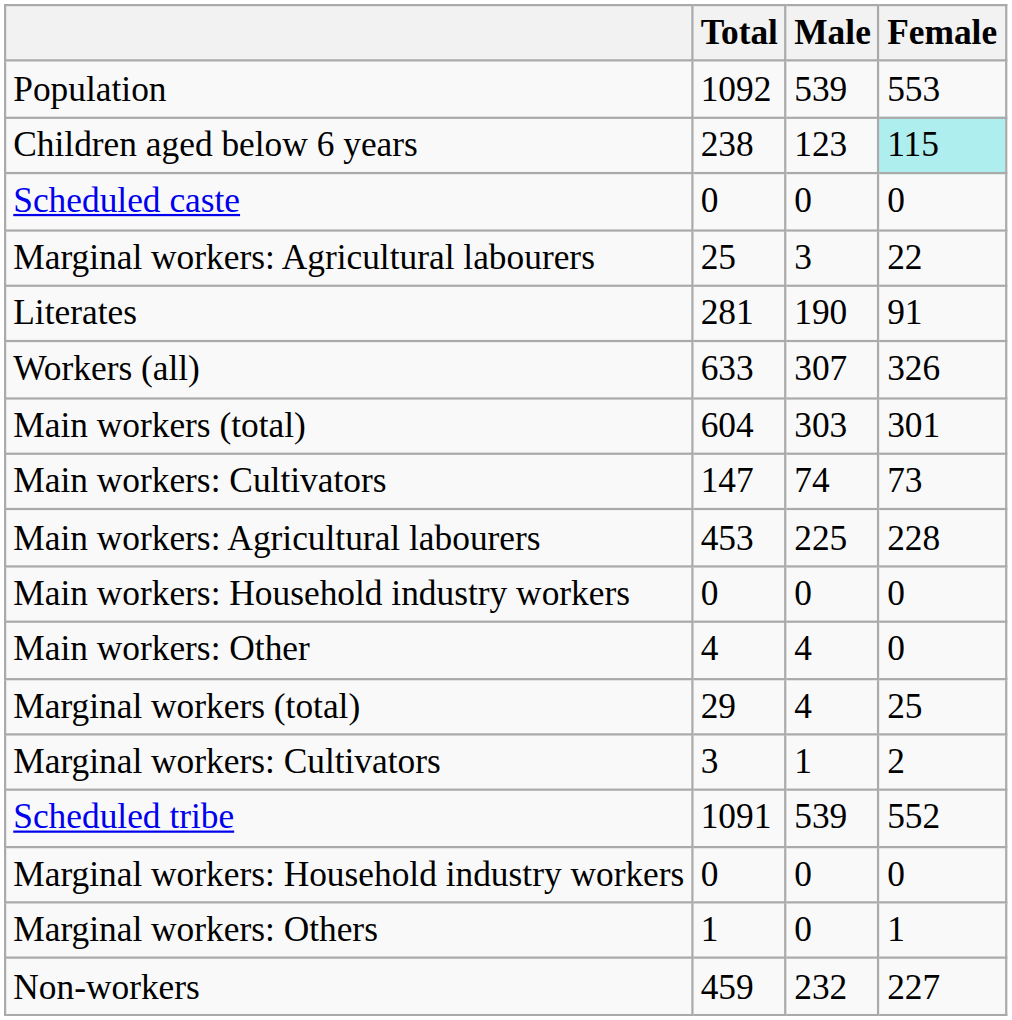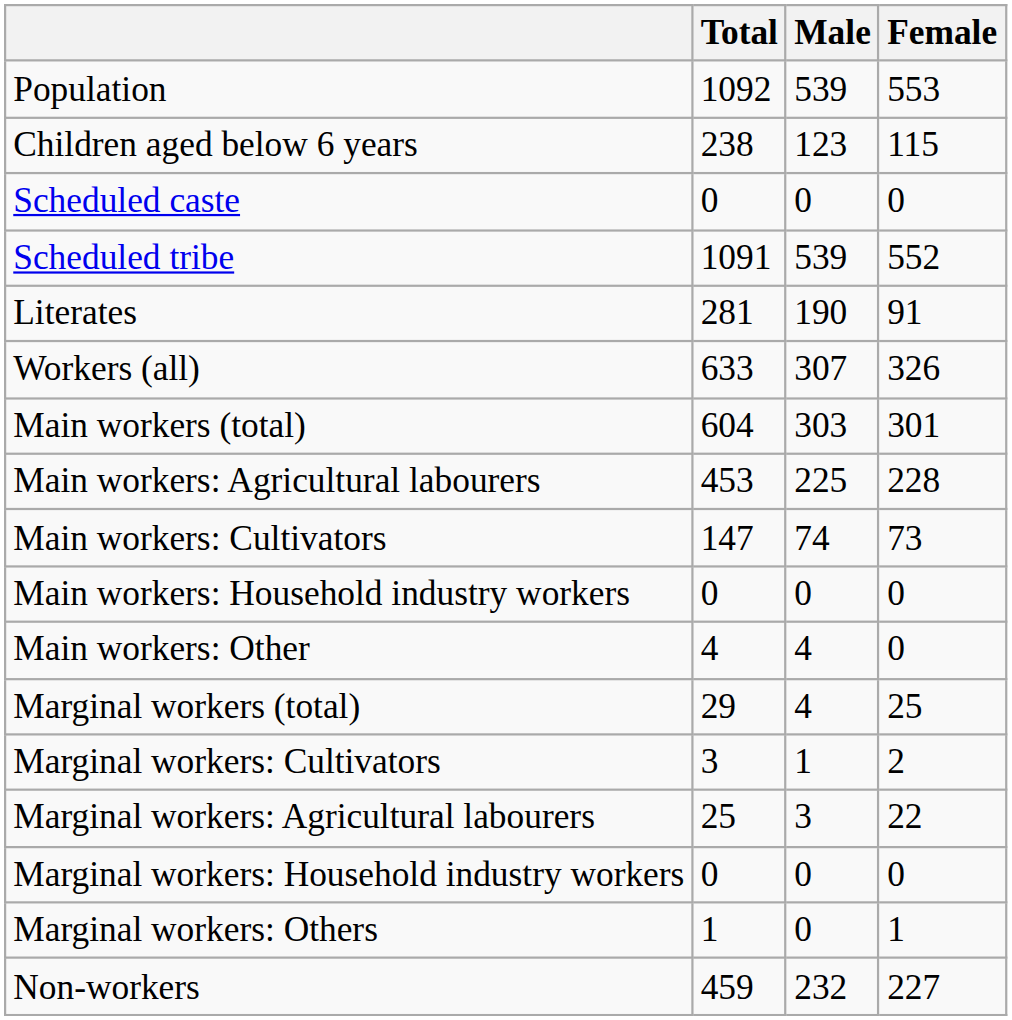(913, 144) paleturquoise background -> (913, 144) no background
rows swapped: (124, 817) <-> (304, 256)
rows swapped: (200, 481) <-> (277, 537)
